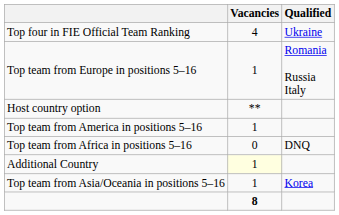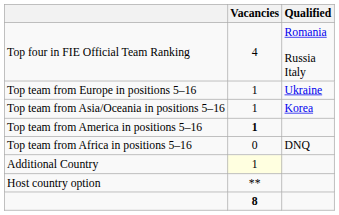(303, 32) Ukraine -> (306, 51) Romania Russia Italy
(306, 70) Romania Russia Italy -> (303, 90) Ukraine
rows swapped: (116, 182) <-> (54, 108)
(255, 127) normal -> (255, 127) bold
